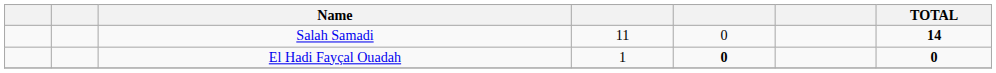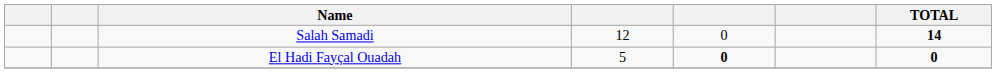(622, 35) 11 -> (622, 35) 12
(622, 57) 1 -> (622, 57) 5
